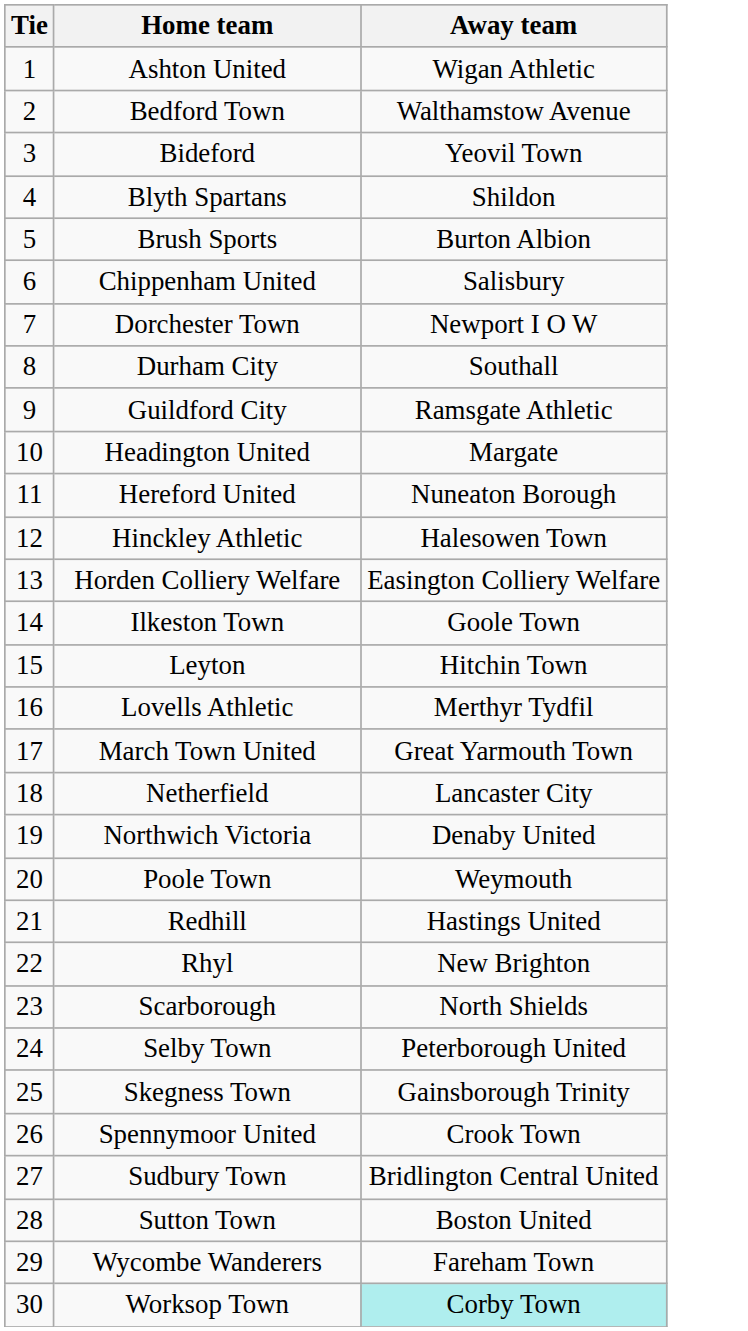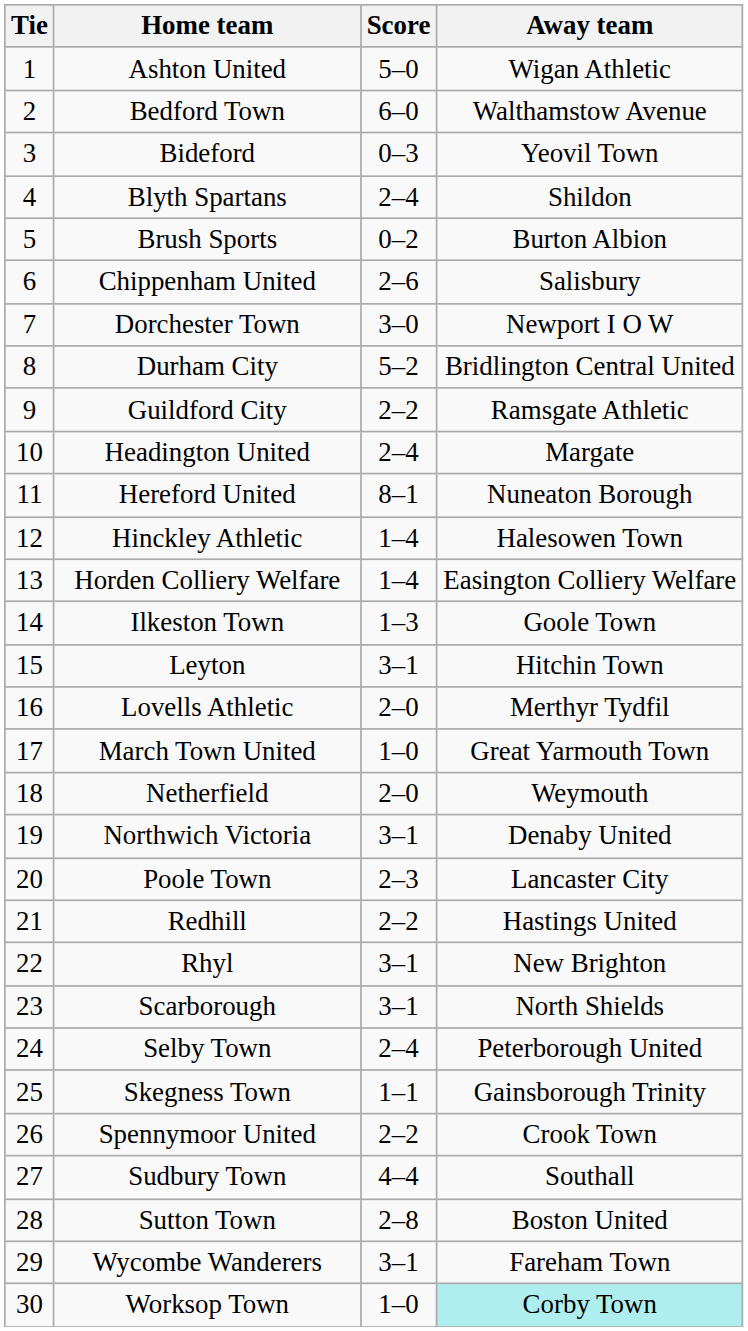+ column: (399, 25)
(514, 366) Southall -> (590, 366) Bridlington Central United
(514, 793) Lancaster City -> (590, 793) Weymouth
(514, 878) Weymouth -> (590, 878) Lancaster City
(514, 1176) Bridlington Central United -> (590, 1176) Southall
